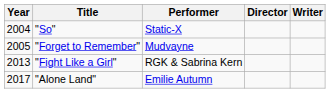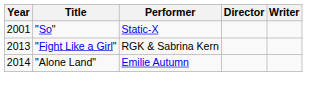(19, 29) 2004 -> (19, 29) 2001
- row: (88, 46)
(19, 79) 2017 -> (19, 63) 2014
